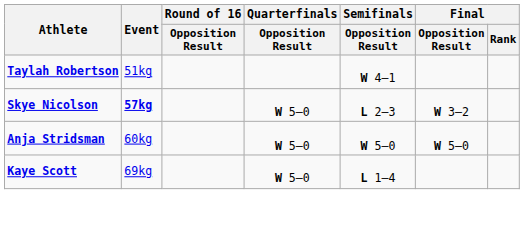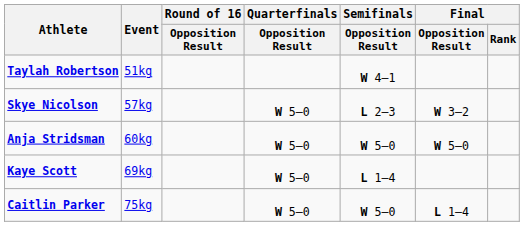(138, 105) bold -> (138, 105) normal
+ row: (56, 205)
